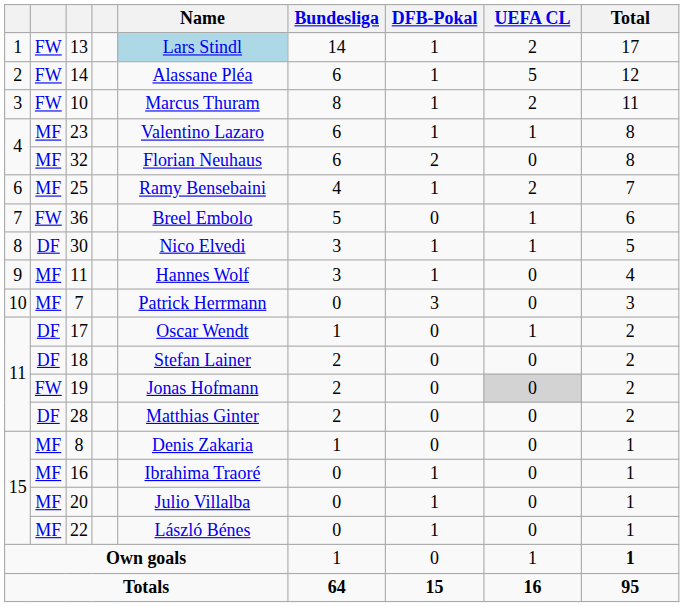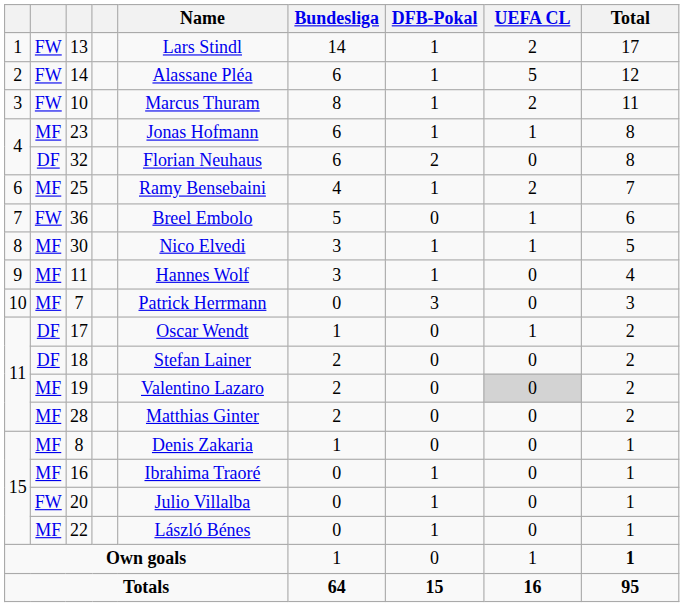(202, 47) lightblue background -> (202, 47) no background
(202, 132) Valentino Lazaro -> (202, 132) Jonas Hofmann
(48, 160) MF -> (48, 160) DF
(48, 246) DF -> (48, 246) MF
(48, 388) FW -> (48, 388) MF
(202, 388) Jonas Hofmann -> (202, 388) Valentino Lazaro
(48, 416) DF -> (48, 416) MF
(48, 501) MF -> (48, 501) FW
